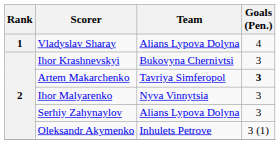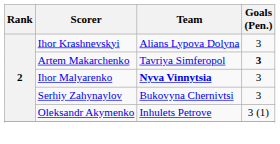- row: (77, 43)
(187, 60) Bukovyna Chernivtsi -> (189, 43) Alians Lypova Dolyna
(174, 95) normal -> (175, 78) bold
(189, 113) Alians Lypova Dolyna -> (187, 95) Bukovyna Chernivtsi
